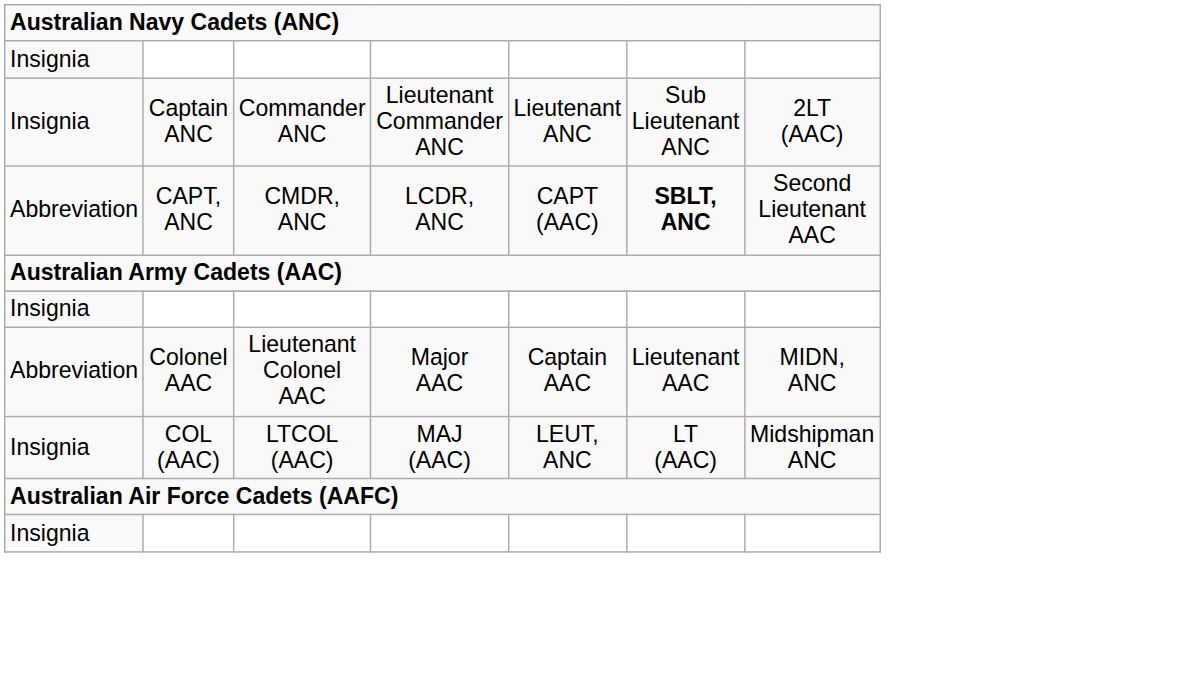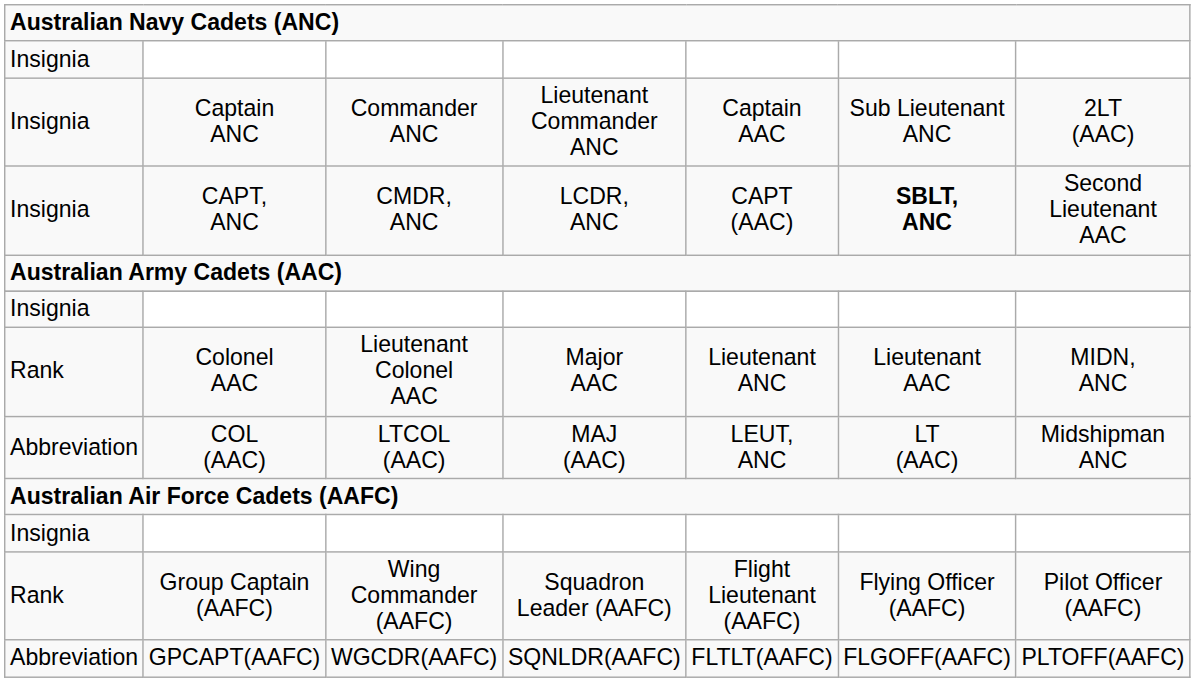(567, 121) Lieutenant ANC -> (762, 121) Captain AAC
(74, 210) Abbreviation -> (50, 210) Insignia
(74, 371) Abbreviation -> (37, 371) Rank
(567, 371) Captain AAC -> (762, 371) Lieutenant ANC
(50, 447) Insignia -> (74, 447) Abbreviation
+ row: (235, 595)
+ row: (235, 657)
